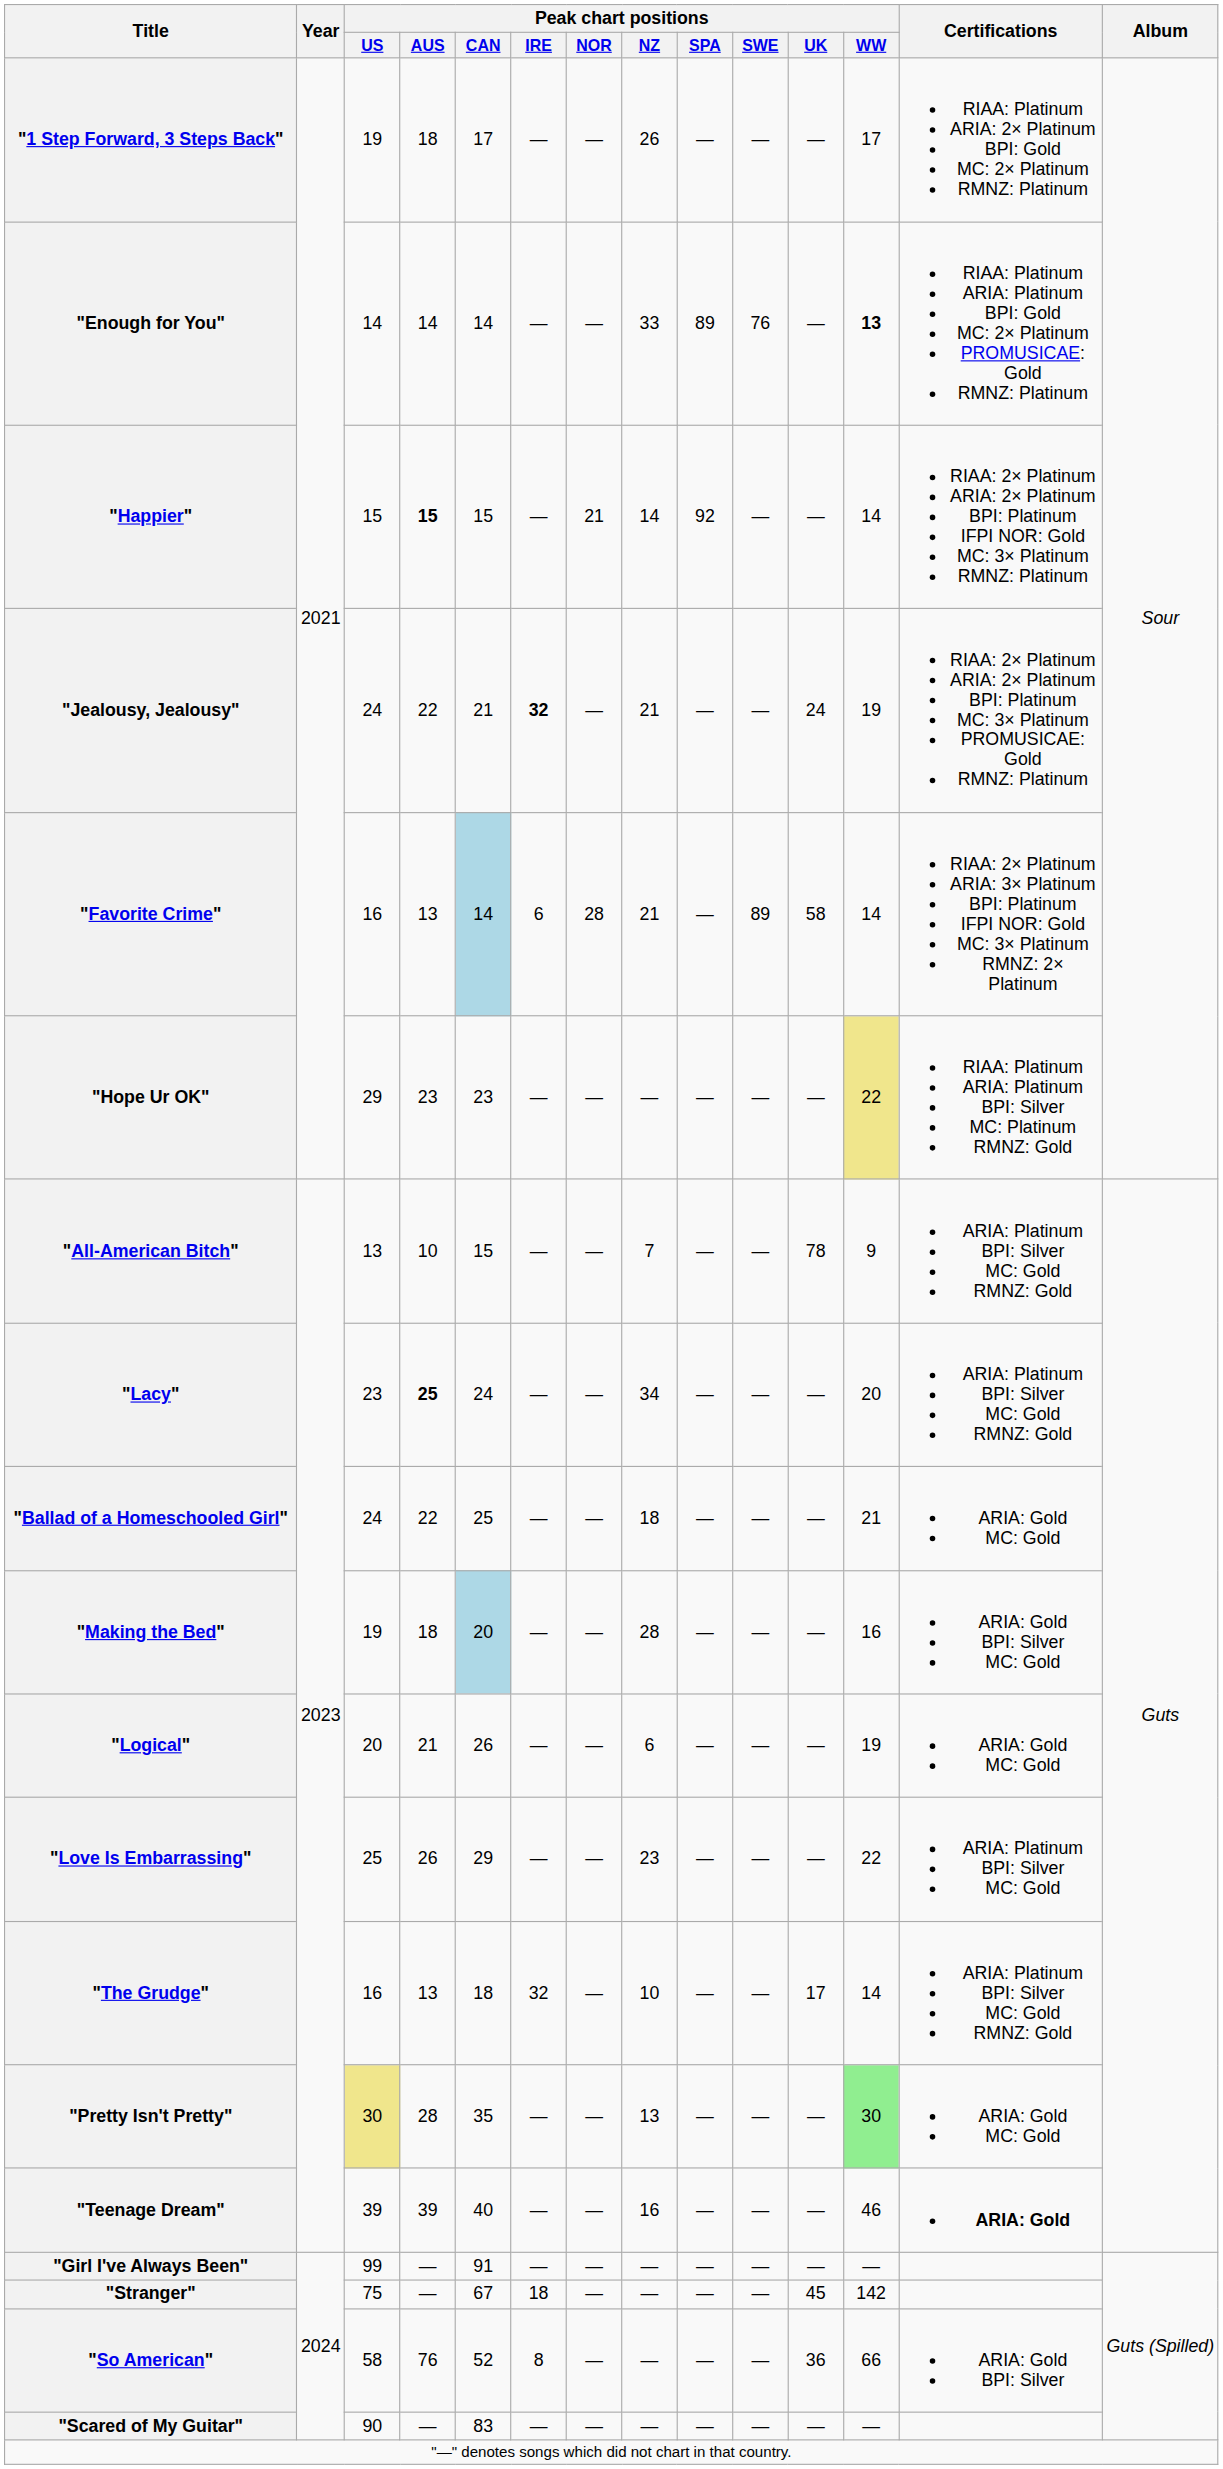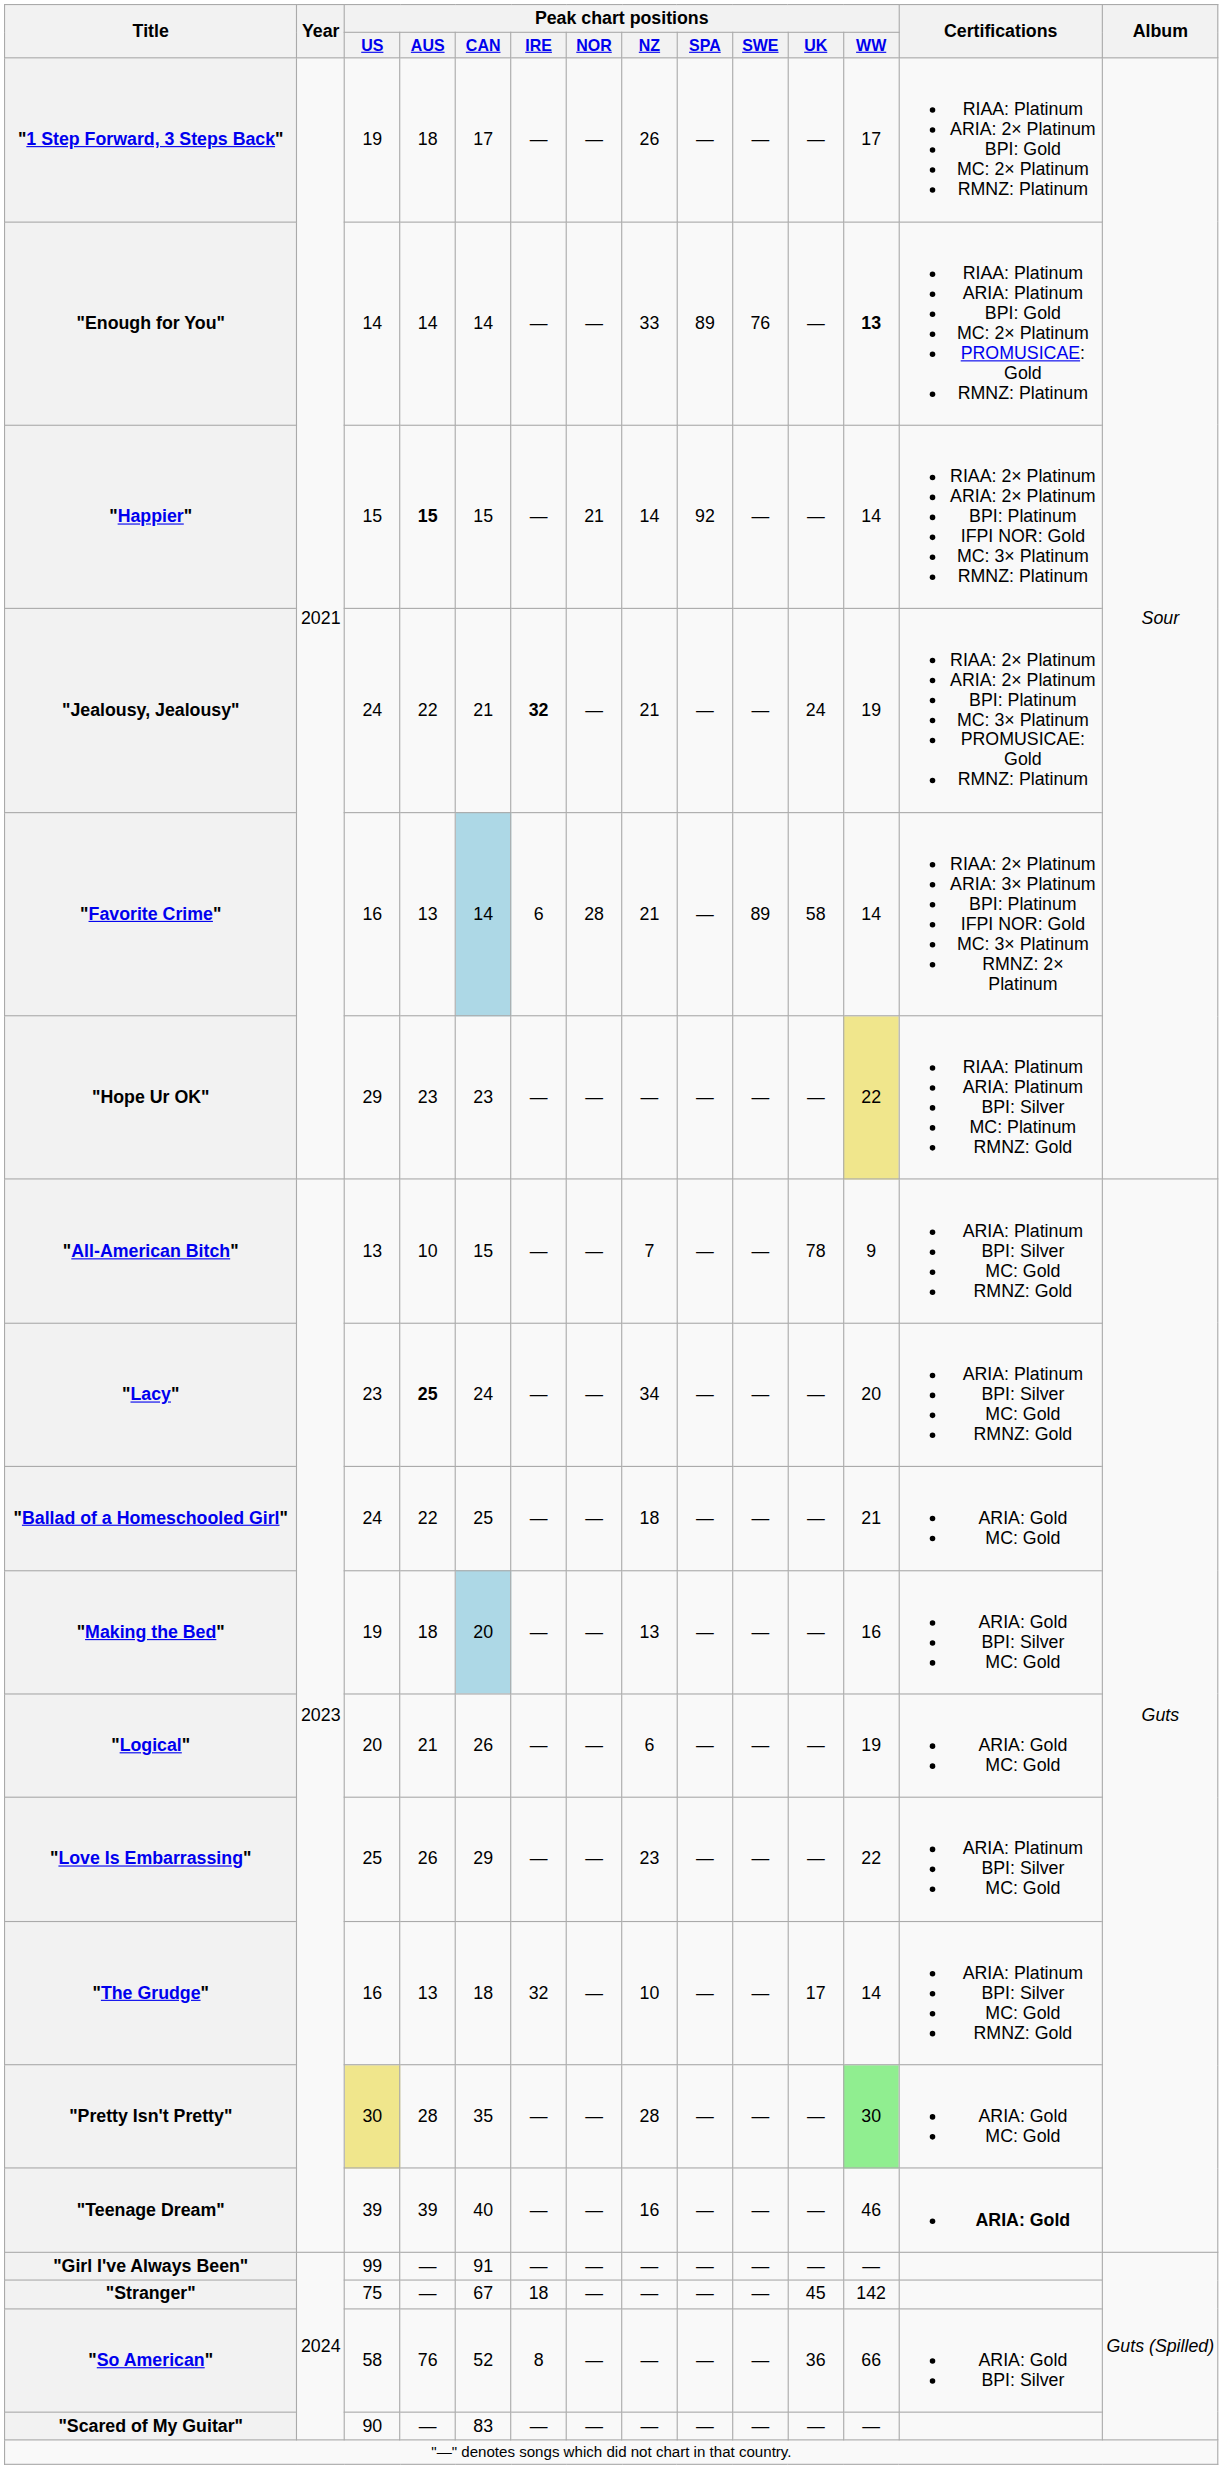(649, 1631) 28 -> (649, 1631) 13
(649, 2116) 13 -> (649, 2116) 28
